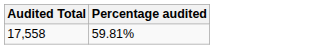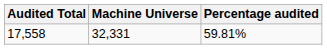+ column: (145, 14)
